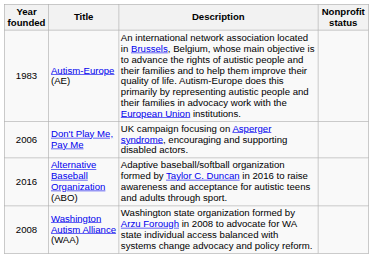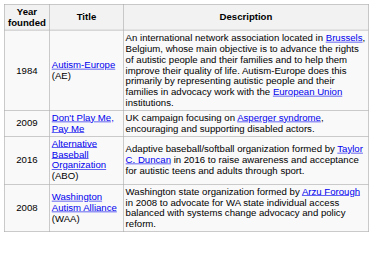- column: (343, 17)
(27, 75) 1983 -> (27, 70) 1984
(27, 139) 2006 -> (27, 123) 2009
